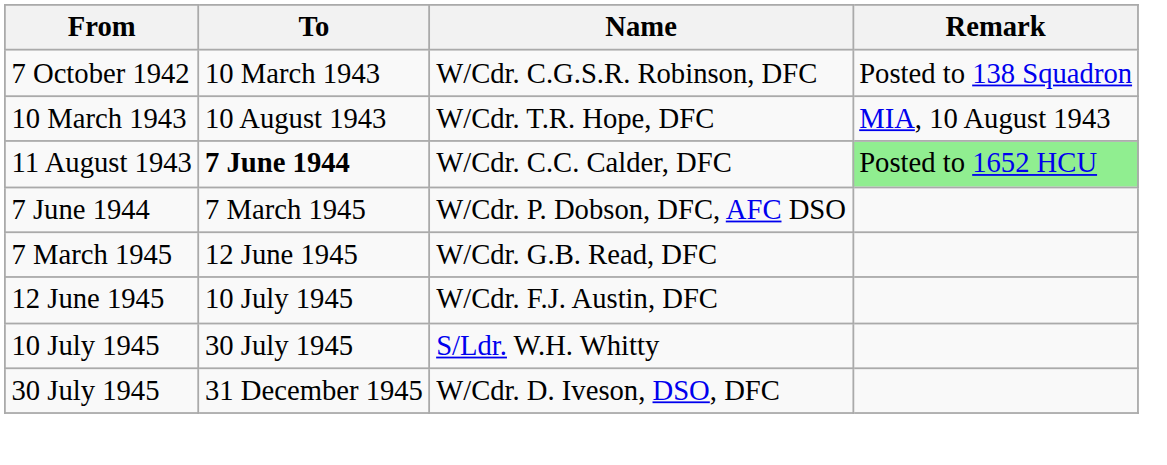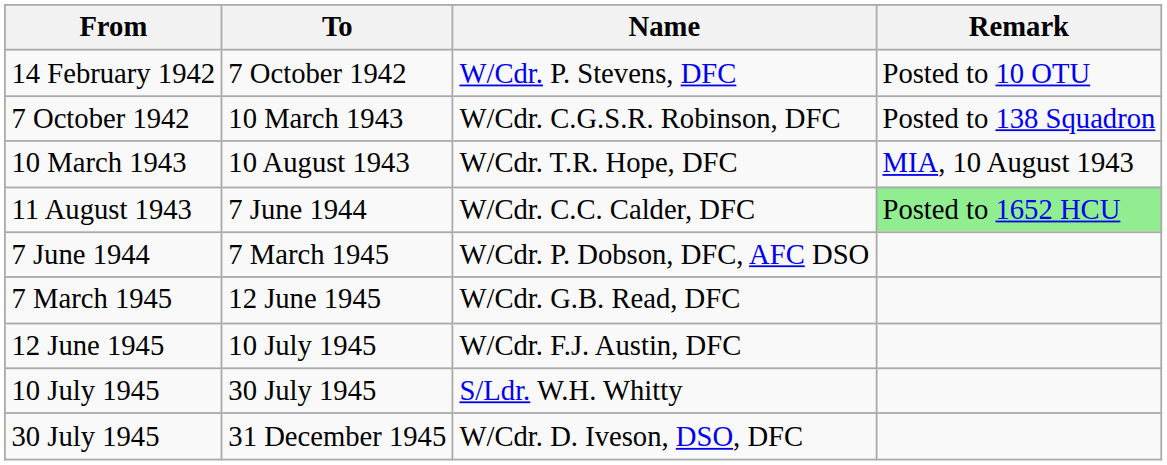+ row: (113, 72)
(277, 163) bold -> (298, 208) normal
